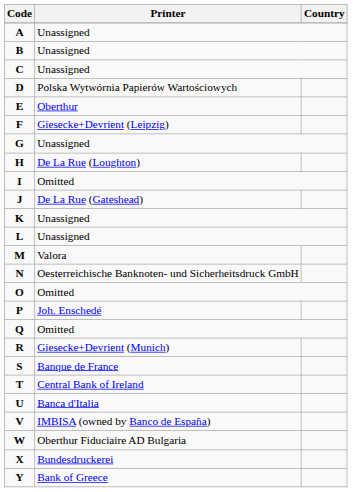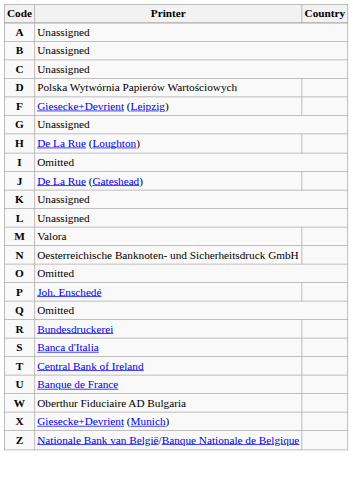- row: (19, 106)
(103, 347) Giesecke+Devrient (Munich) -> (75, 329) Bundesdruckerei
(78, 366) Banque de France -> (68, 347) Banca d'Italia
(68, 403) Banca d'Italia -> (78, 384) Banque de France
- row: (19, 421)
(75, 459) Bundesdruckerei -> (103, 421) Giesecke+Devrient (Munich)
- row: (19, 477)
+ row: (19, 440)
